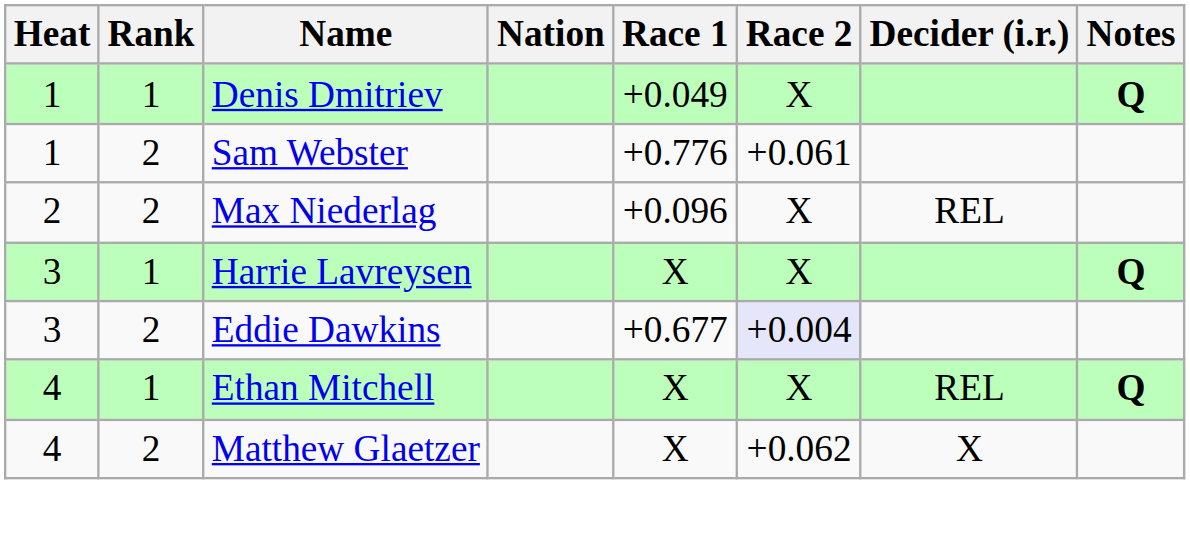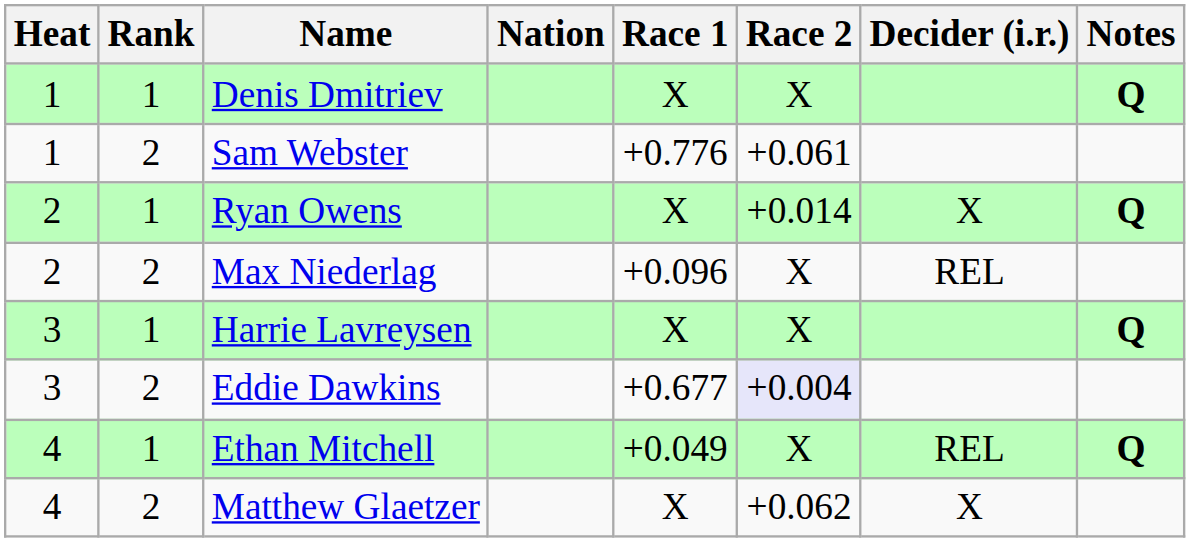(675, 93) +0.049 -> (675, 93) X
+ row: (307, 211)
(675, 388) X -> (675, 447) +0.049
